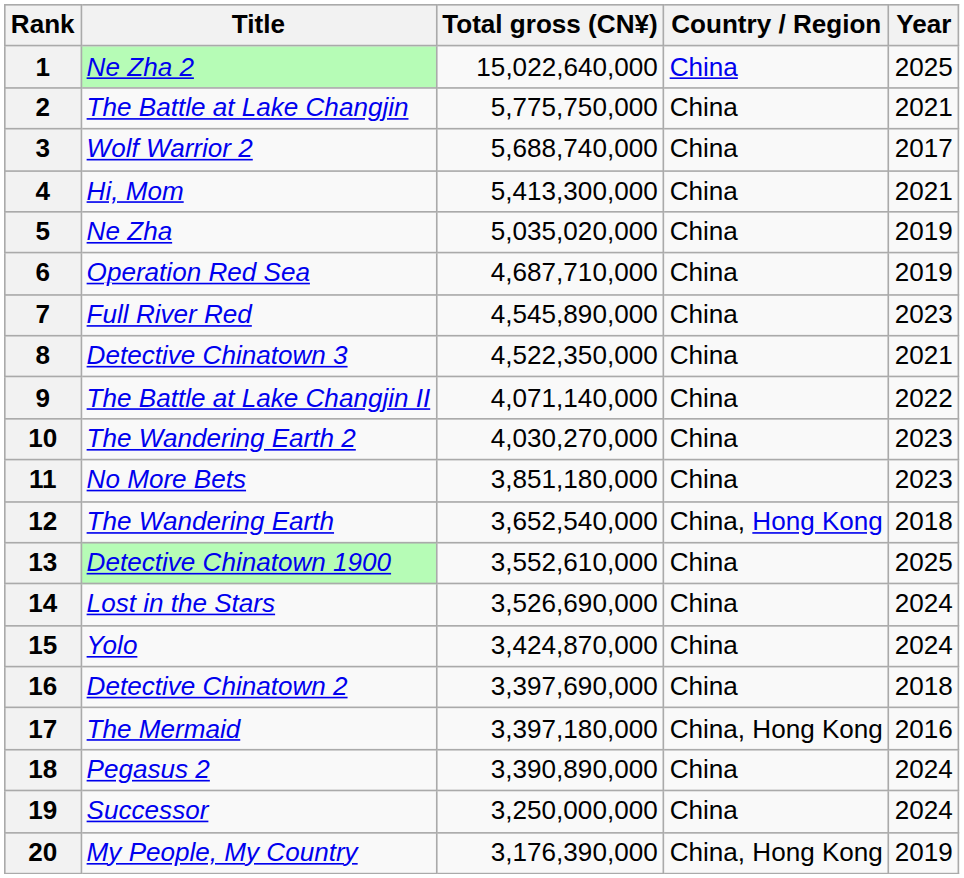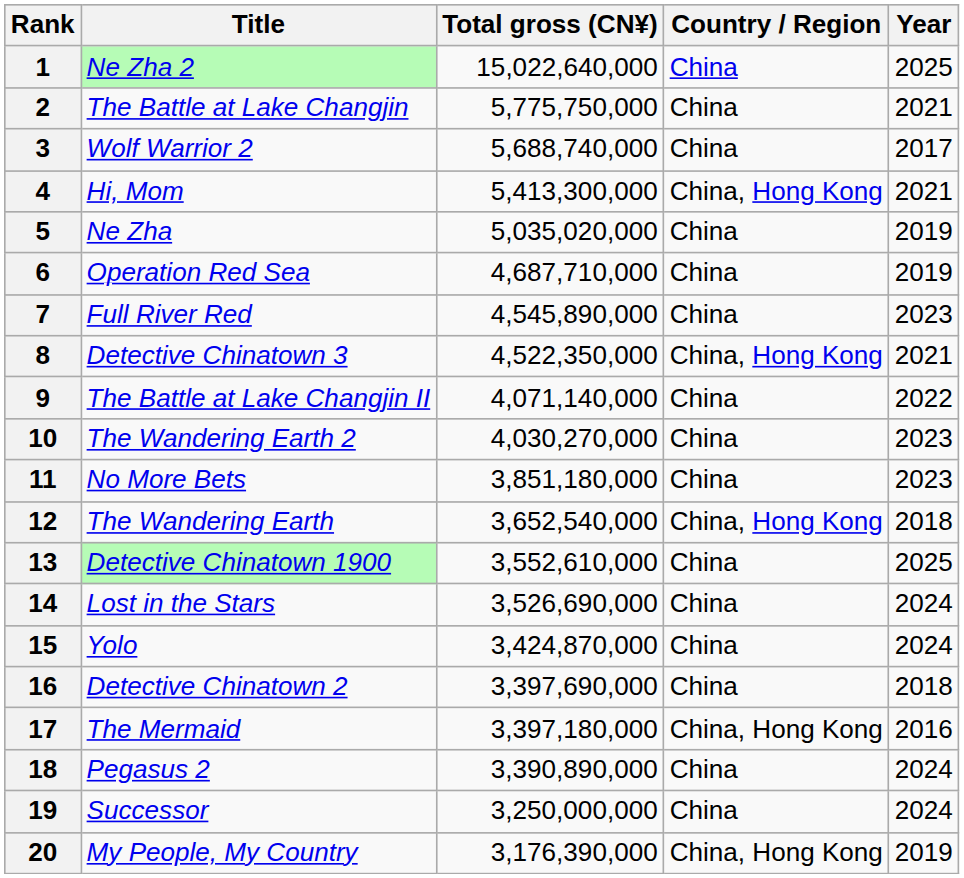(704, 190) China -> (776, 190) China, Hong Kong
(704, 356) China -> (776, 356) China, Hong Kong
